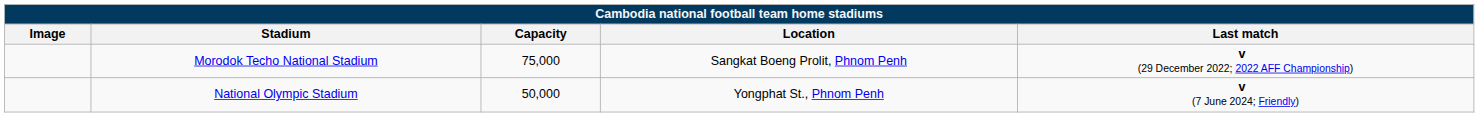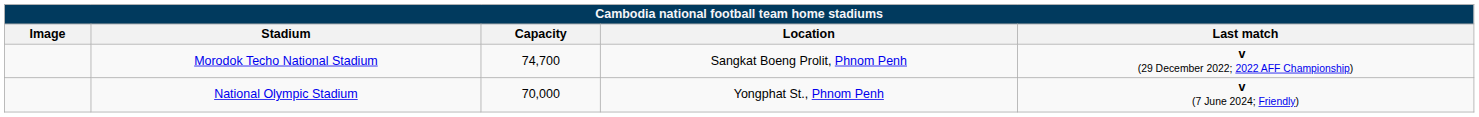(541, 61) 75,000 -> (541, 61) 74,700
(541, 94) 50,000 -> (541, 94) 70,000
